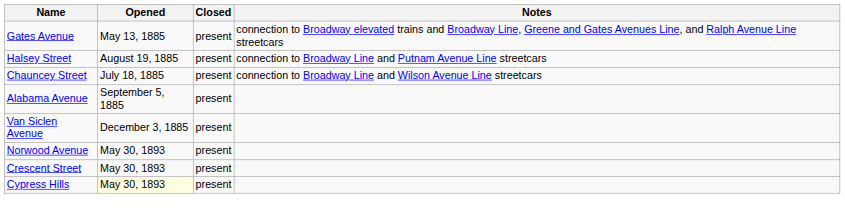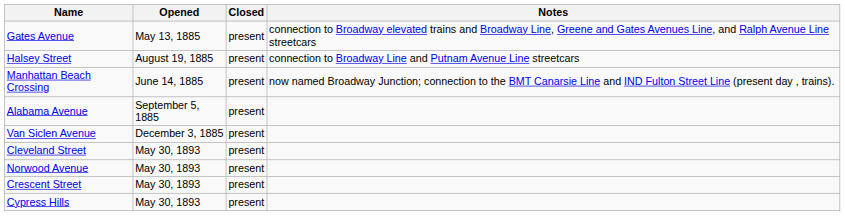- row: (47, 76)
+ row: (49, 82)
+ row: (46, 151)
(133, 185) lightyellow background -> (168, 202) no background
